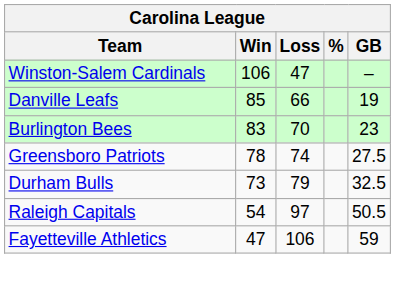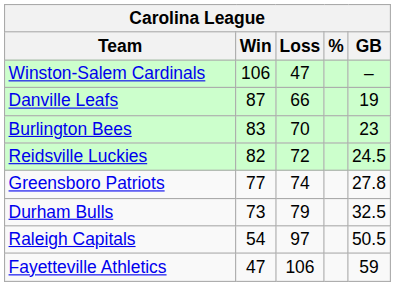(256, 101) 85 -> (256, 101) 87
+ row: (78, 156)
(256, 156) 78 -> (256, 184) 77
(369, 156) 27.5 -> (369, 184) 27.8
